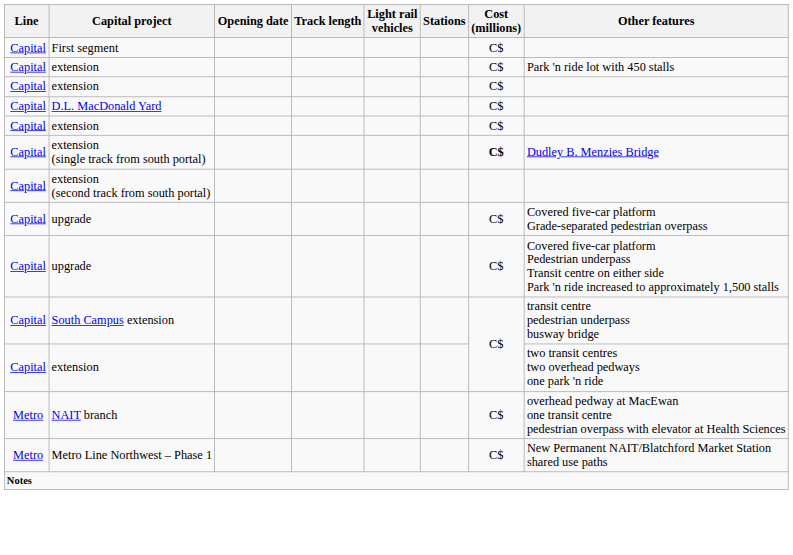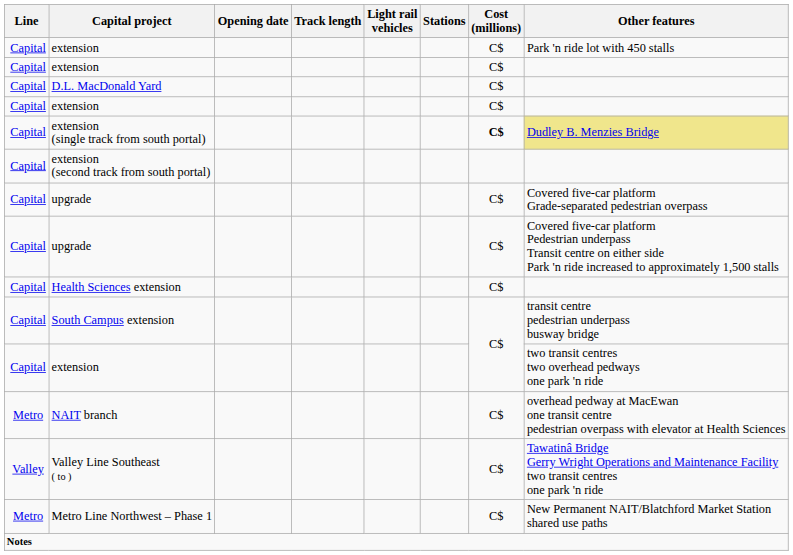- row: (27, 47)
(593, 152) no background -> (593, 132) khaki background
+ row: (27, 287)
+ row: (27, 469)
